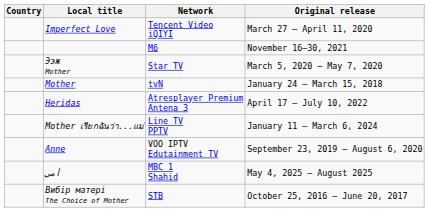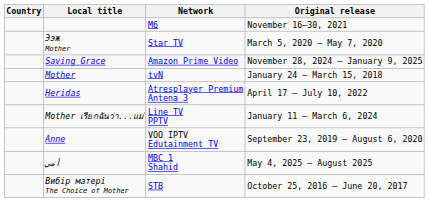- row: (80, 29)
+ row: (75, 61)
